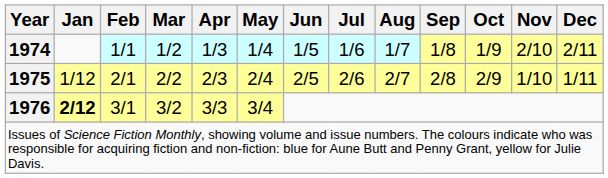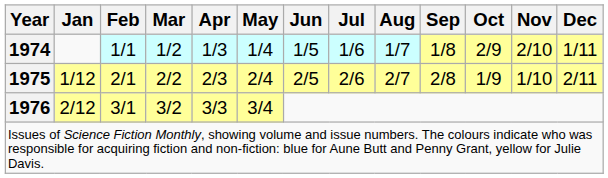(489, 49) 1/9 -> (489, 49) 2/9
(580, 49) 2/11 -> (580, 49) 1/11
(489, 79) 2/9 -> (489, 79) 1/9
(580, 79) 1/11 -> (580, 79) 2/11
(77, 108) bold -> (77, 108) normal
